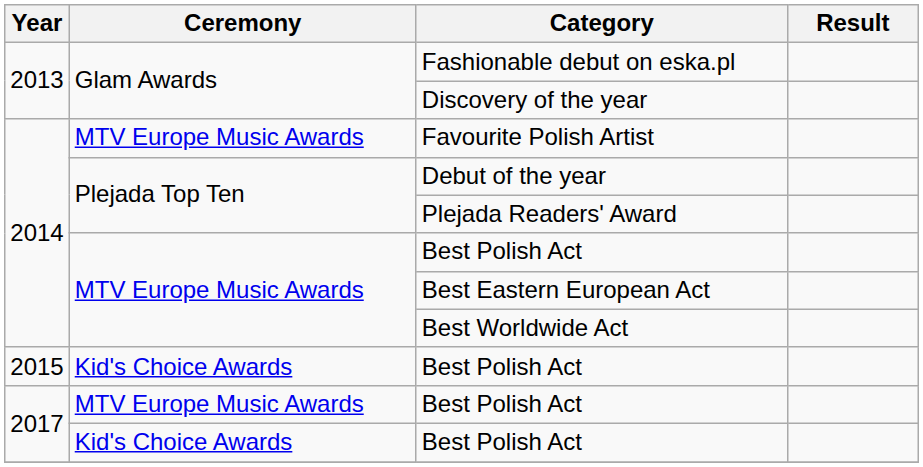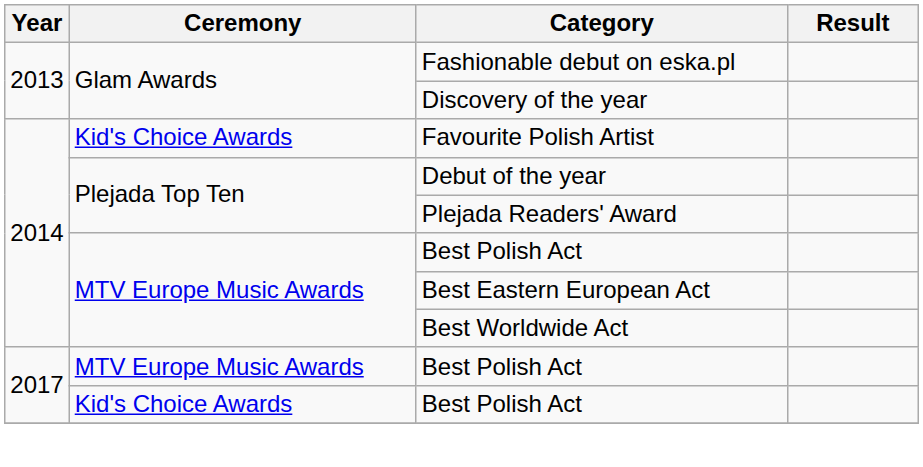(219, 137) MTV Europe Music Awards -> (184, 137) Kid's Choice Awards
- row: (37, 366)
